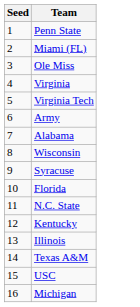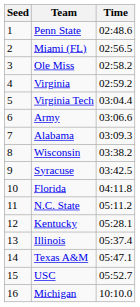+ column: (116, 13)
